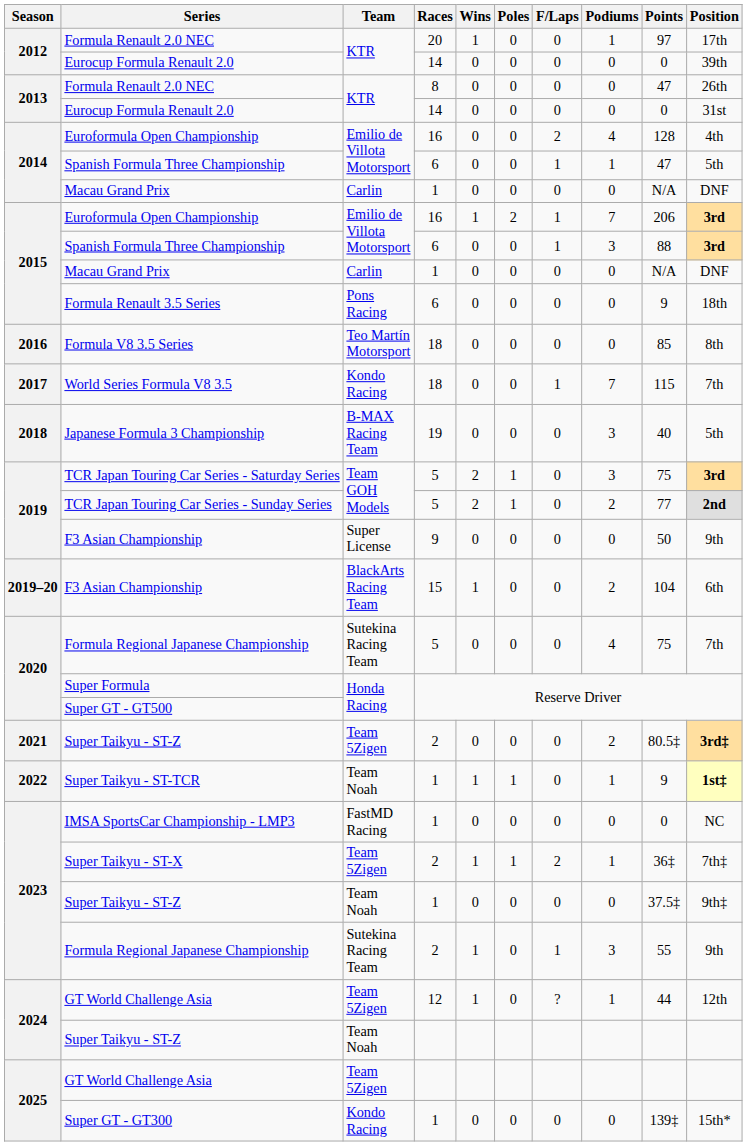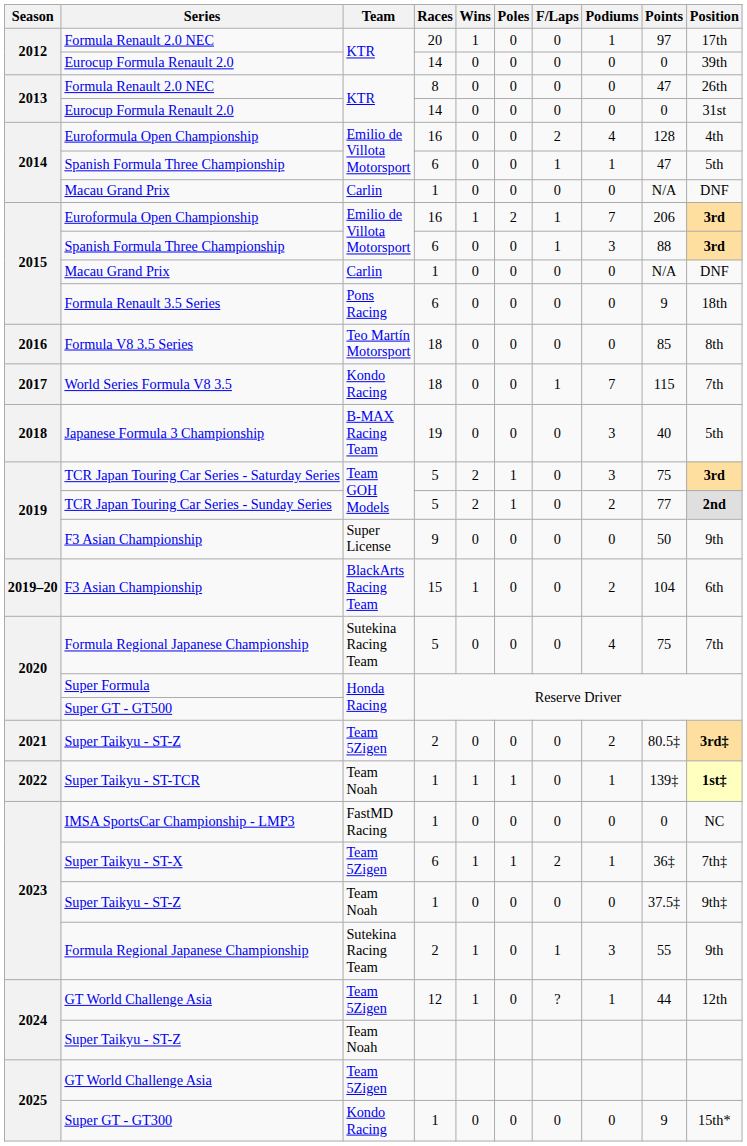(664, 781) 9 -> (664, 781) 139‡
(435, 862) 2 -> (435, 862) 6
(664, 1120) 139‡ -> (664, 1120) 9
